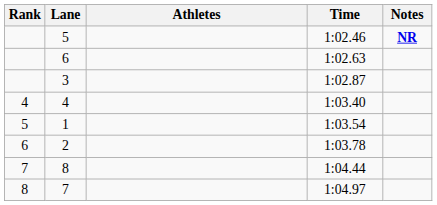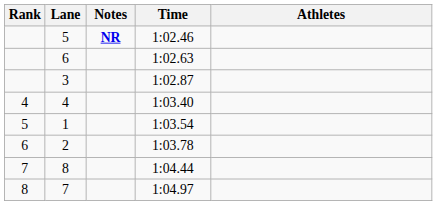columns swapped: (197, 15) <-> (407, 15)
